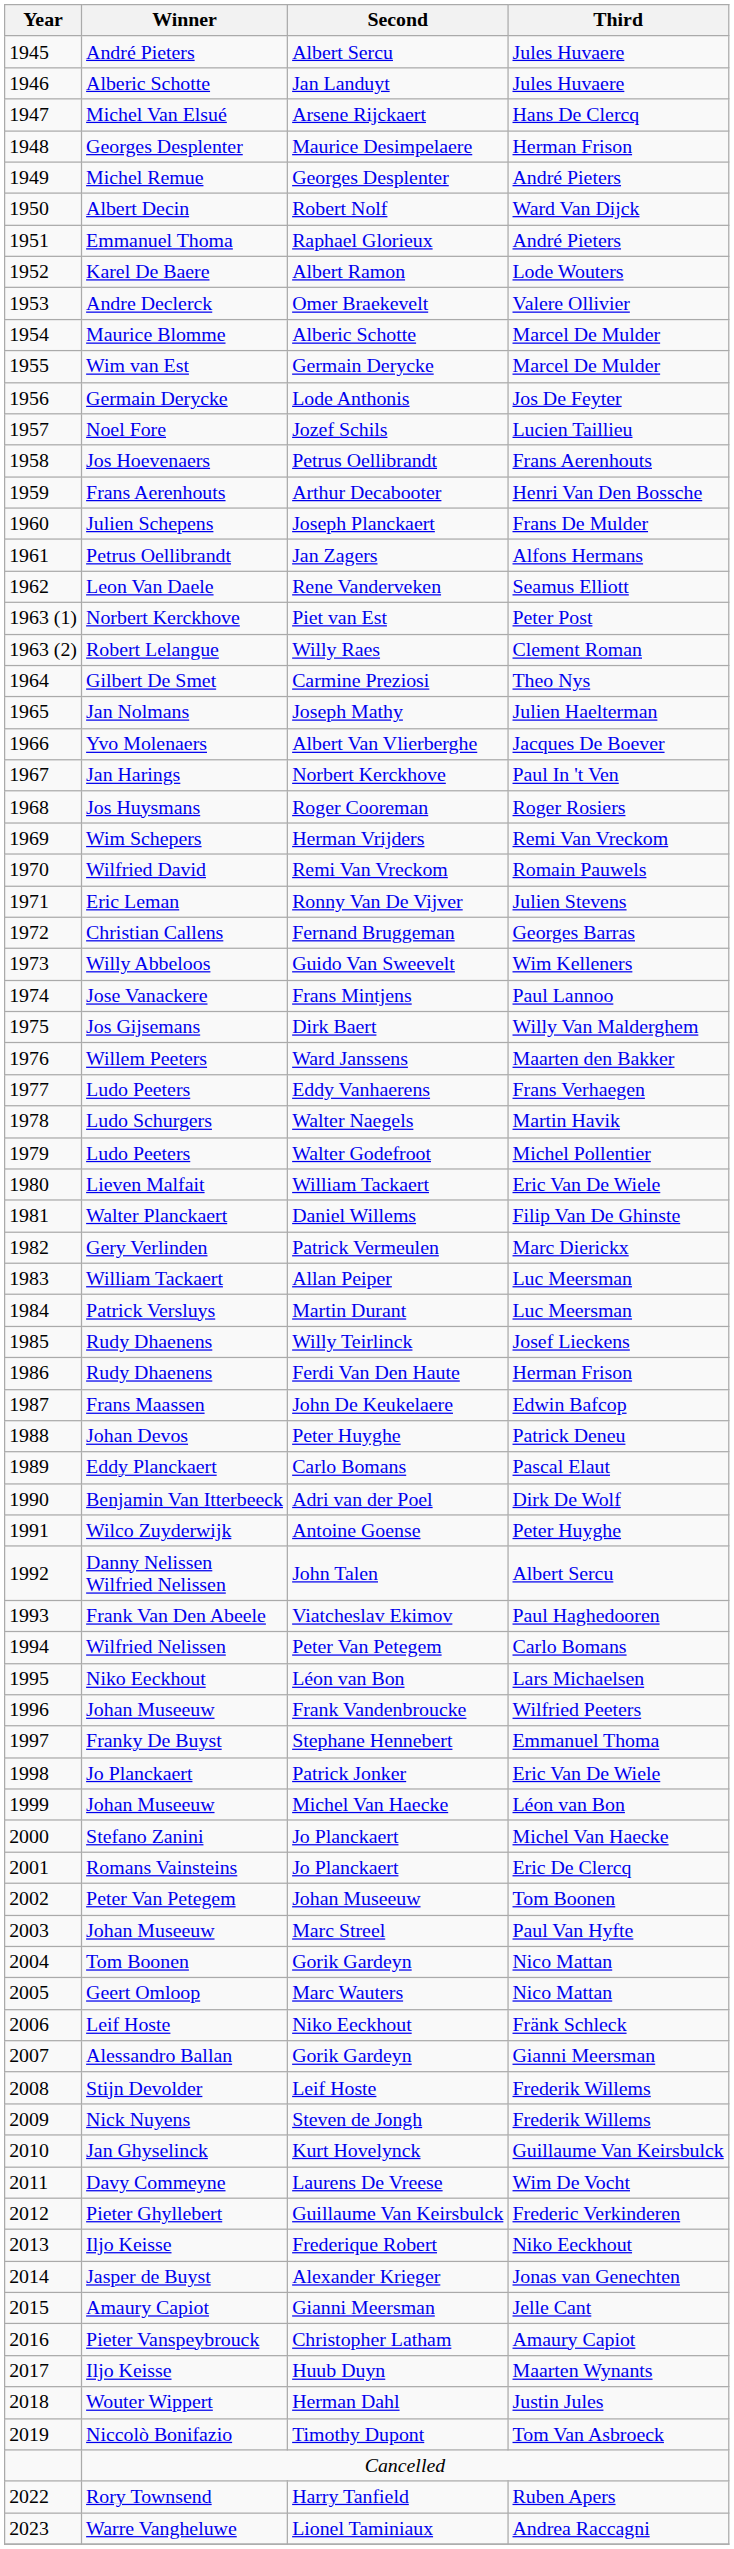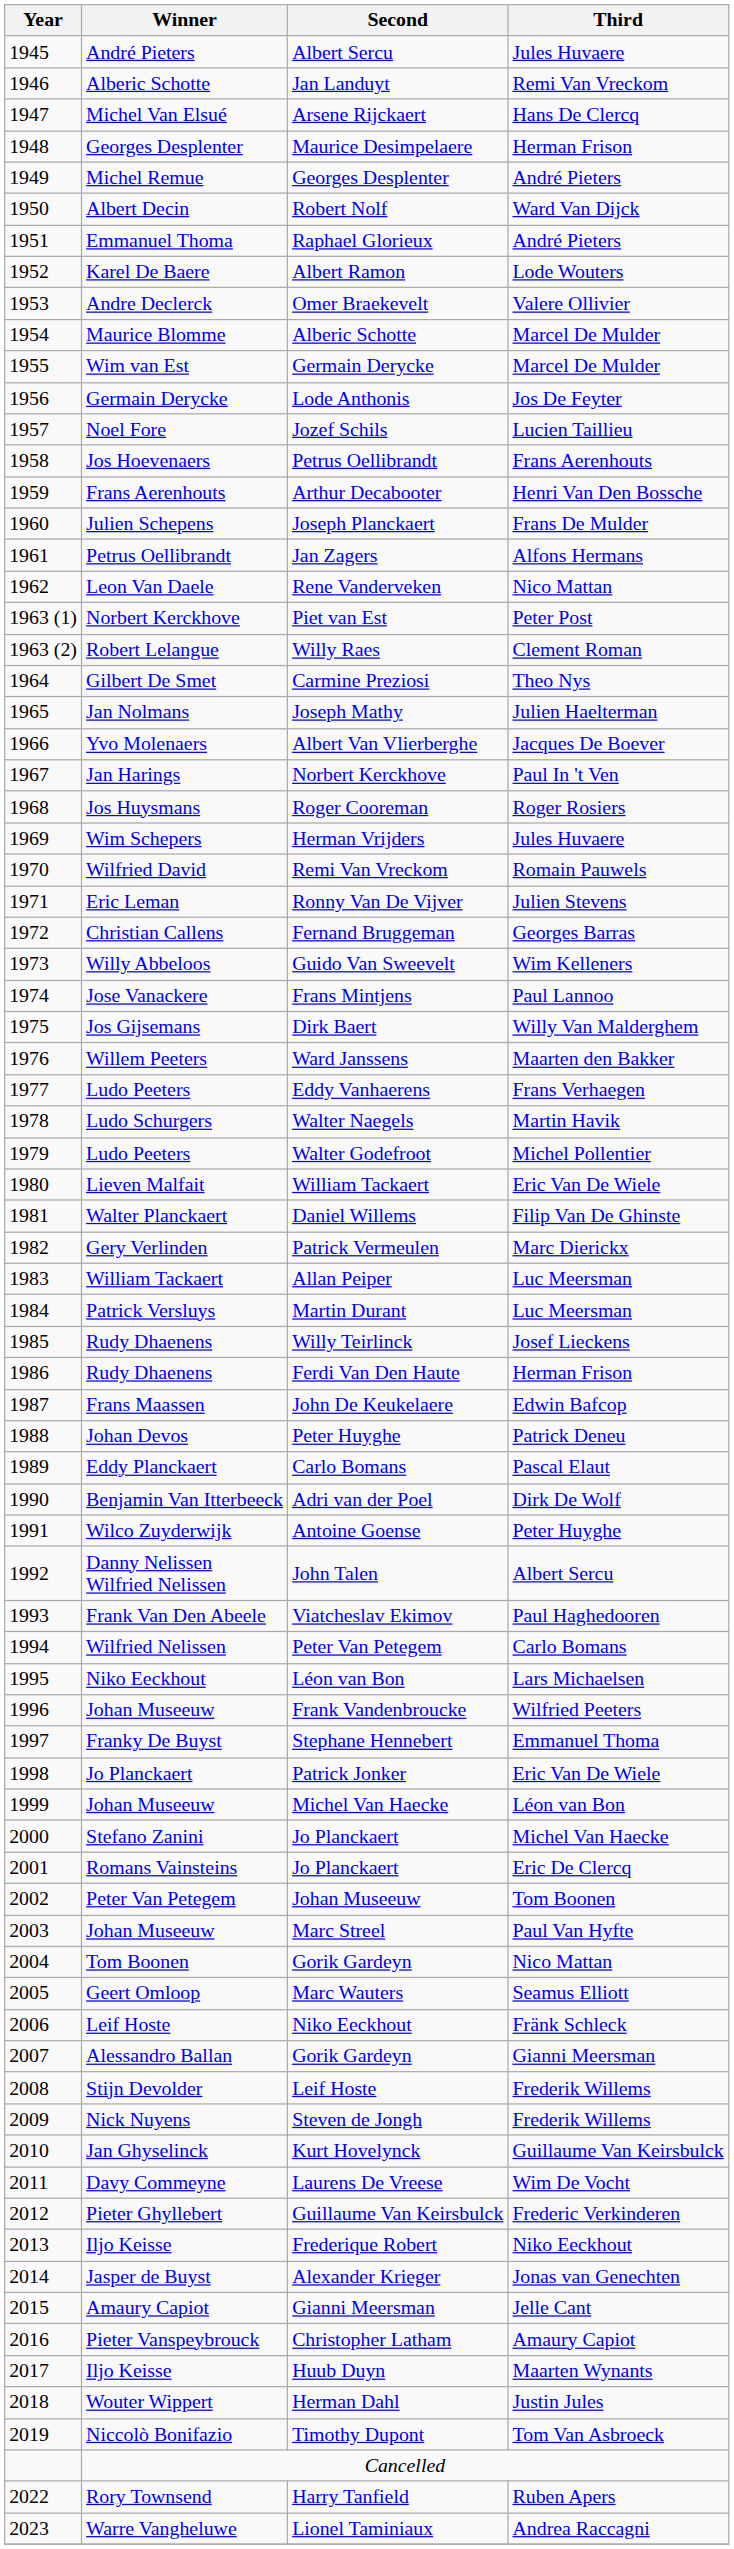(568, 83) Jules Huvaere -> (590, 83) Remi Van Vreckom
(571, 586) Seamus Elliott -> (562, 586) Nico Mattan
(590, 838) Remi Van Vreckom -> (568, 838) Jules Huvaere
(562, 1993) Nico Mattan -> (571, 1993) Seamus Elliott
